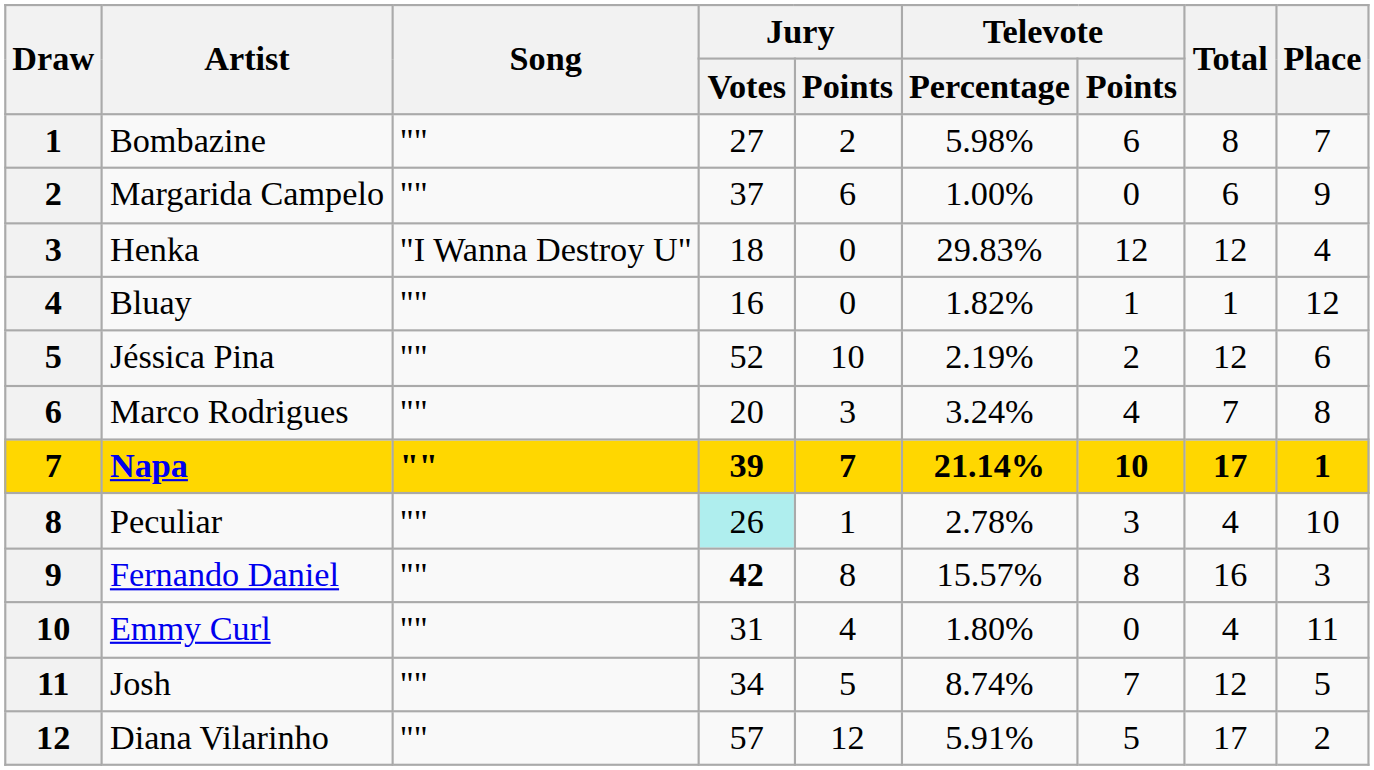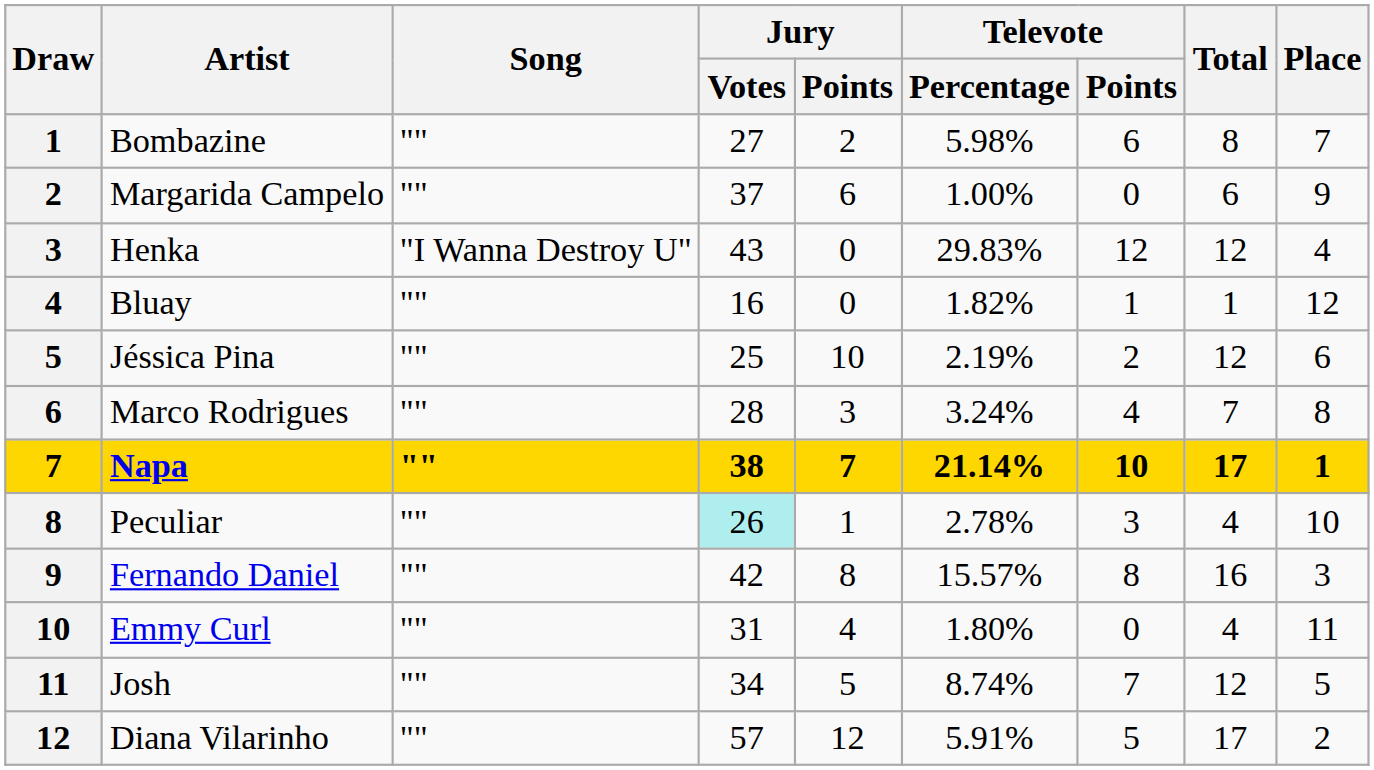(747, 248) 18 -> (747, 248) 43
(747, 357) 52 -> (747, 357) 25
(747, 411) 20 -> (747, 411) 28
(747, 466) 39 -> (747, 466) 38
(747, 574) bold -> (747, 574) normal
